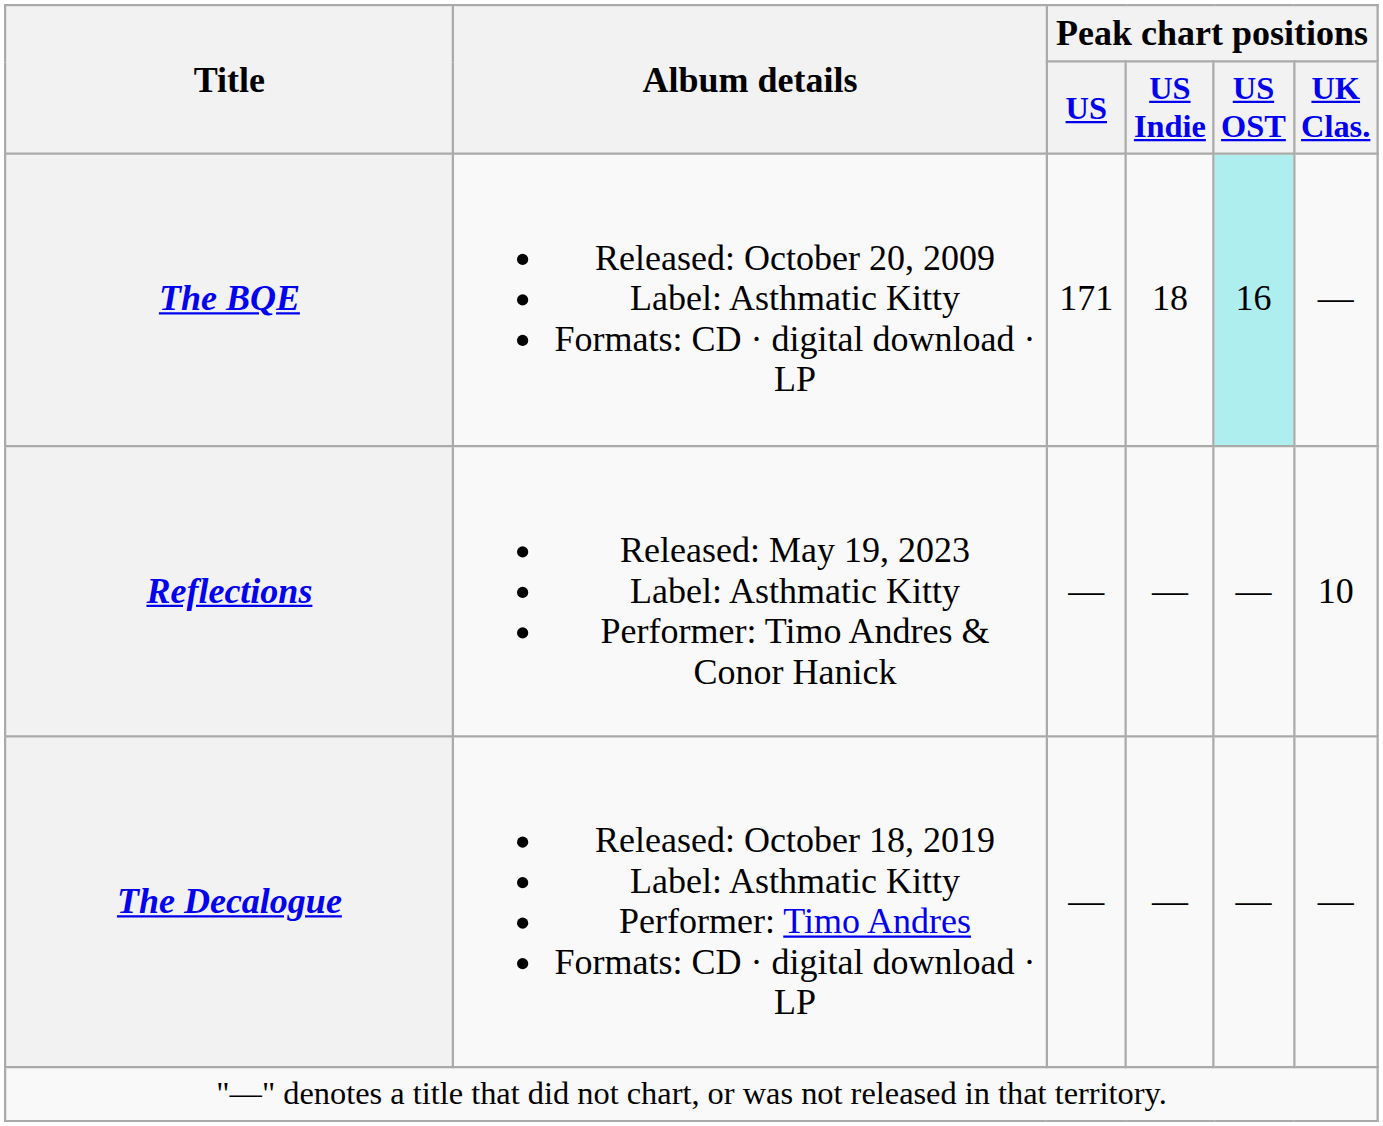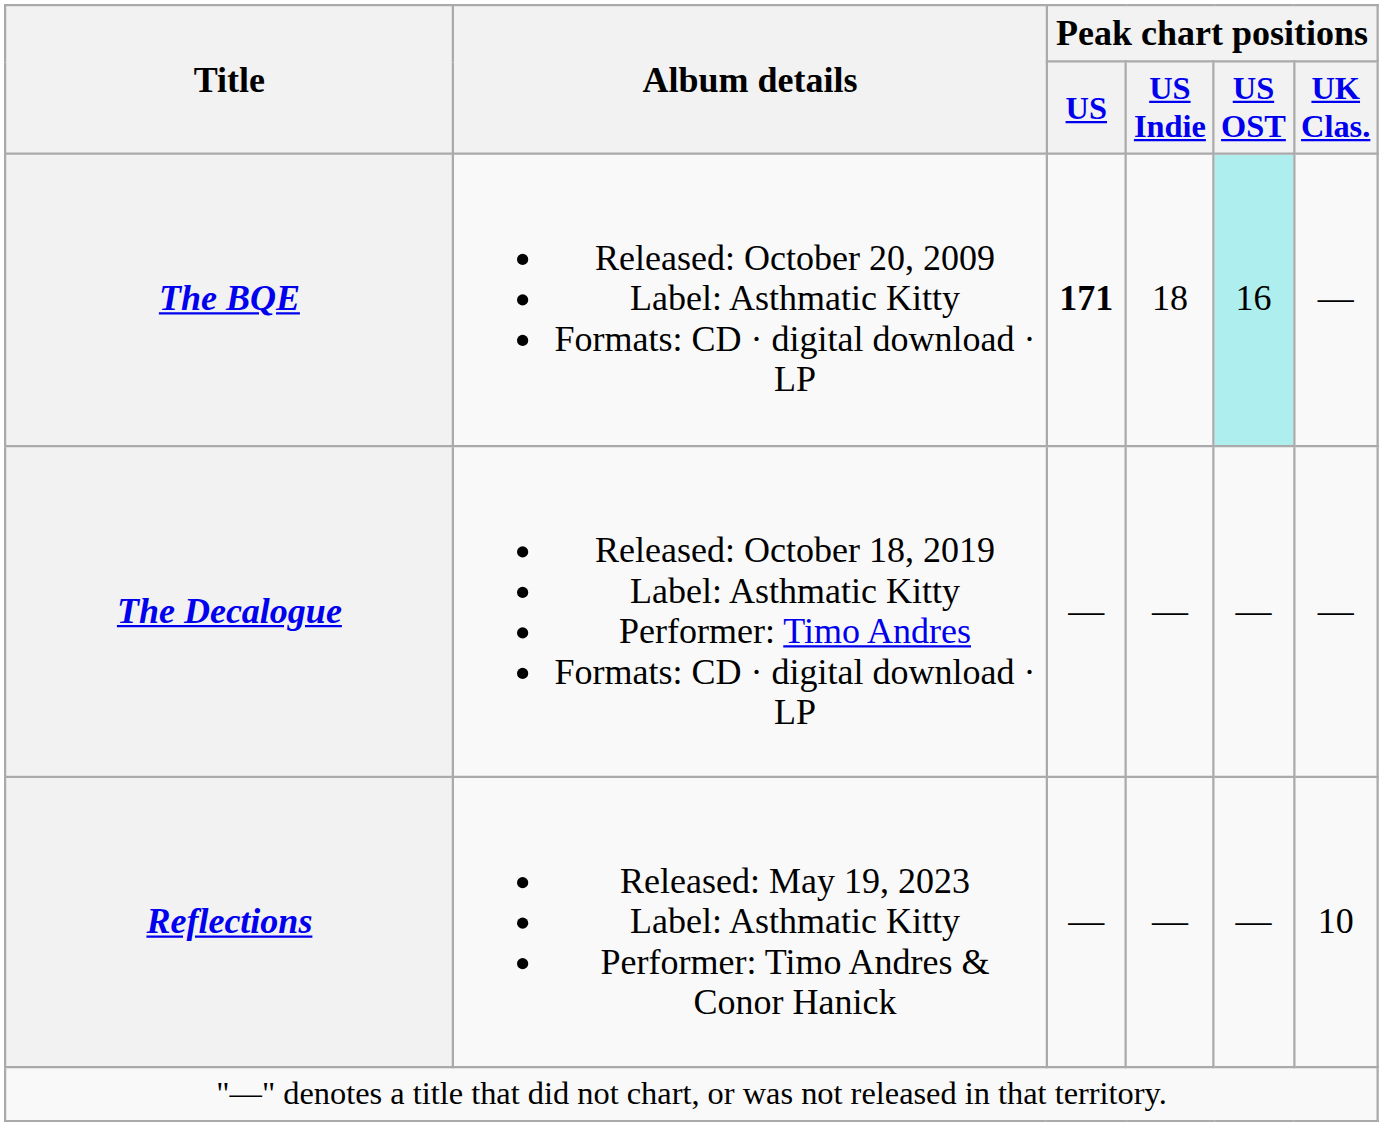(1086, 298) normal -> (1086, 298) bold
rows swapped: (229, 901) <-> (229, 589)
